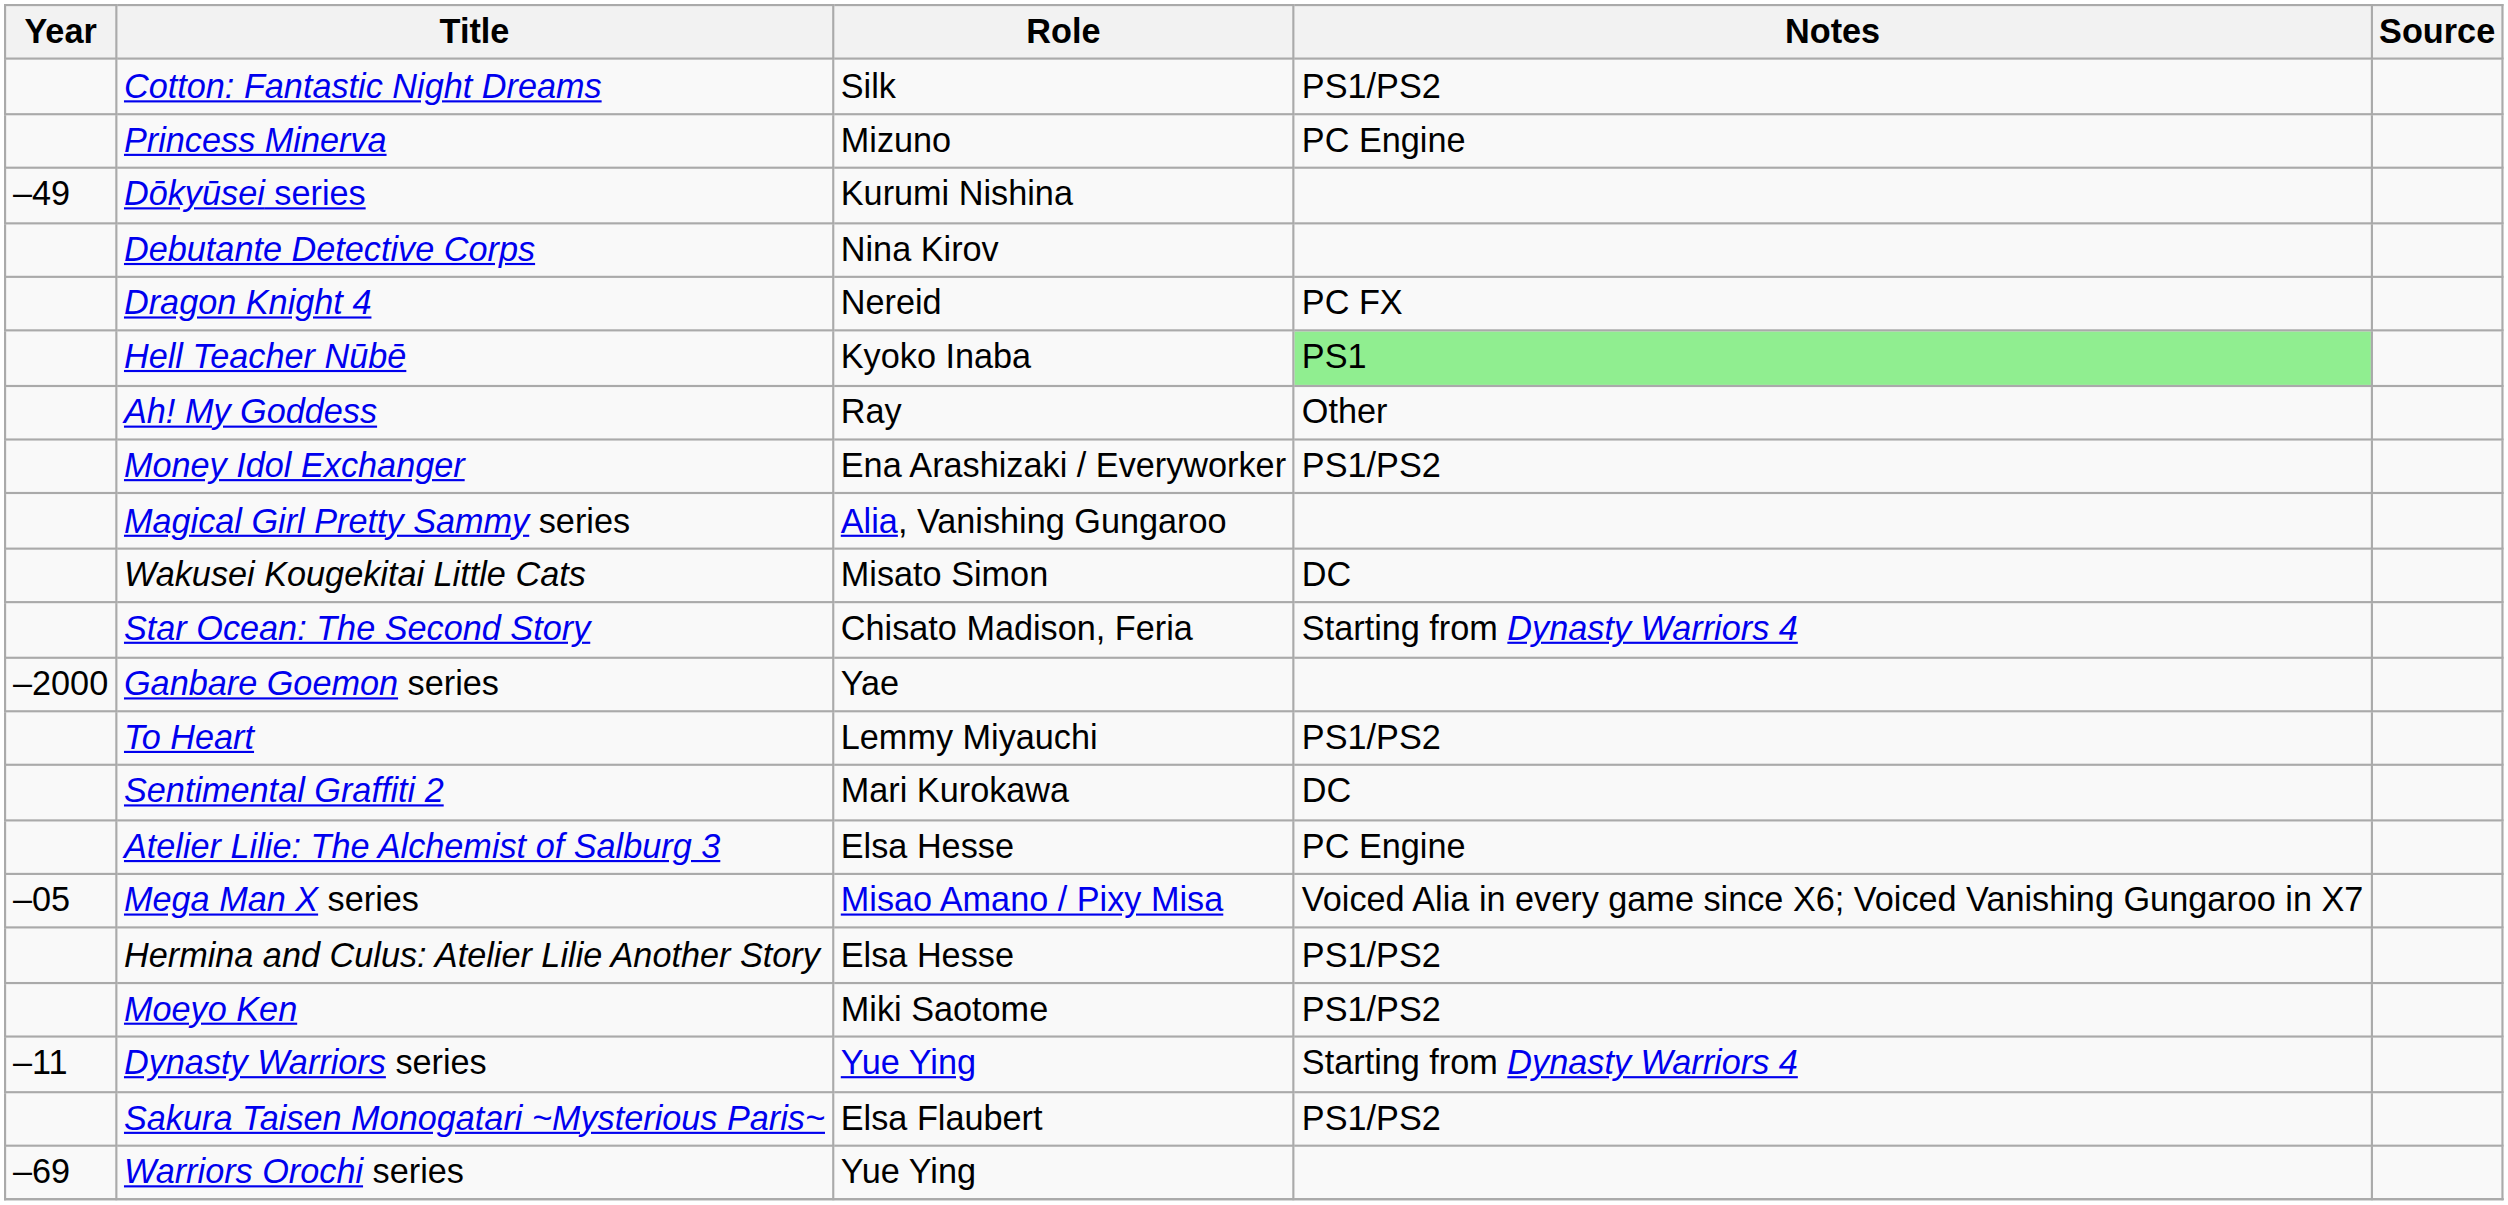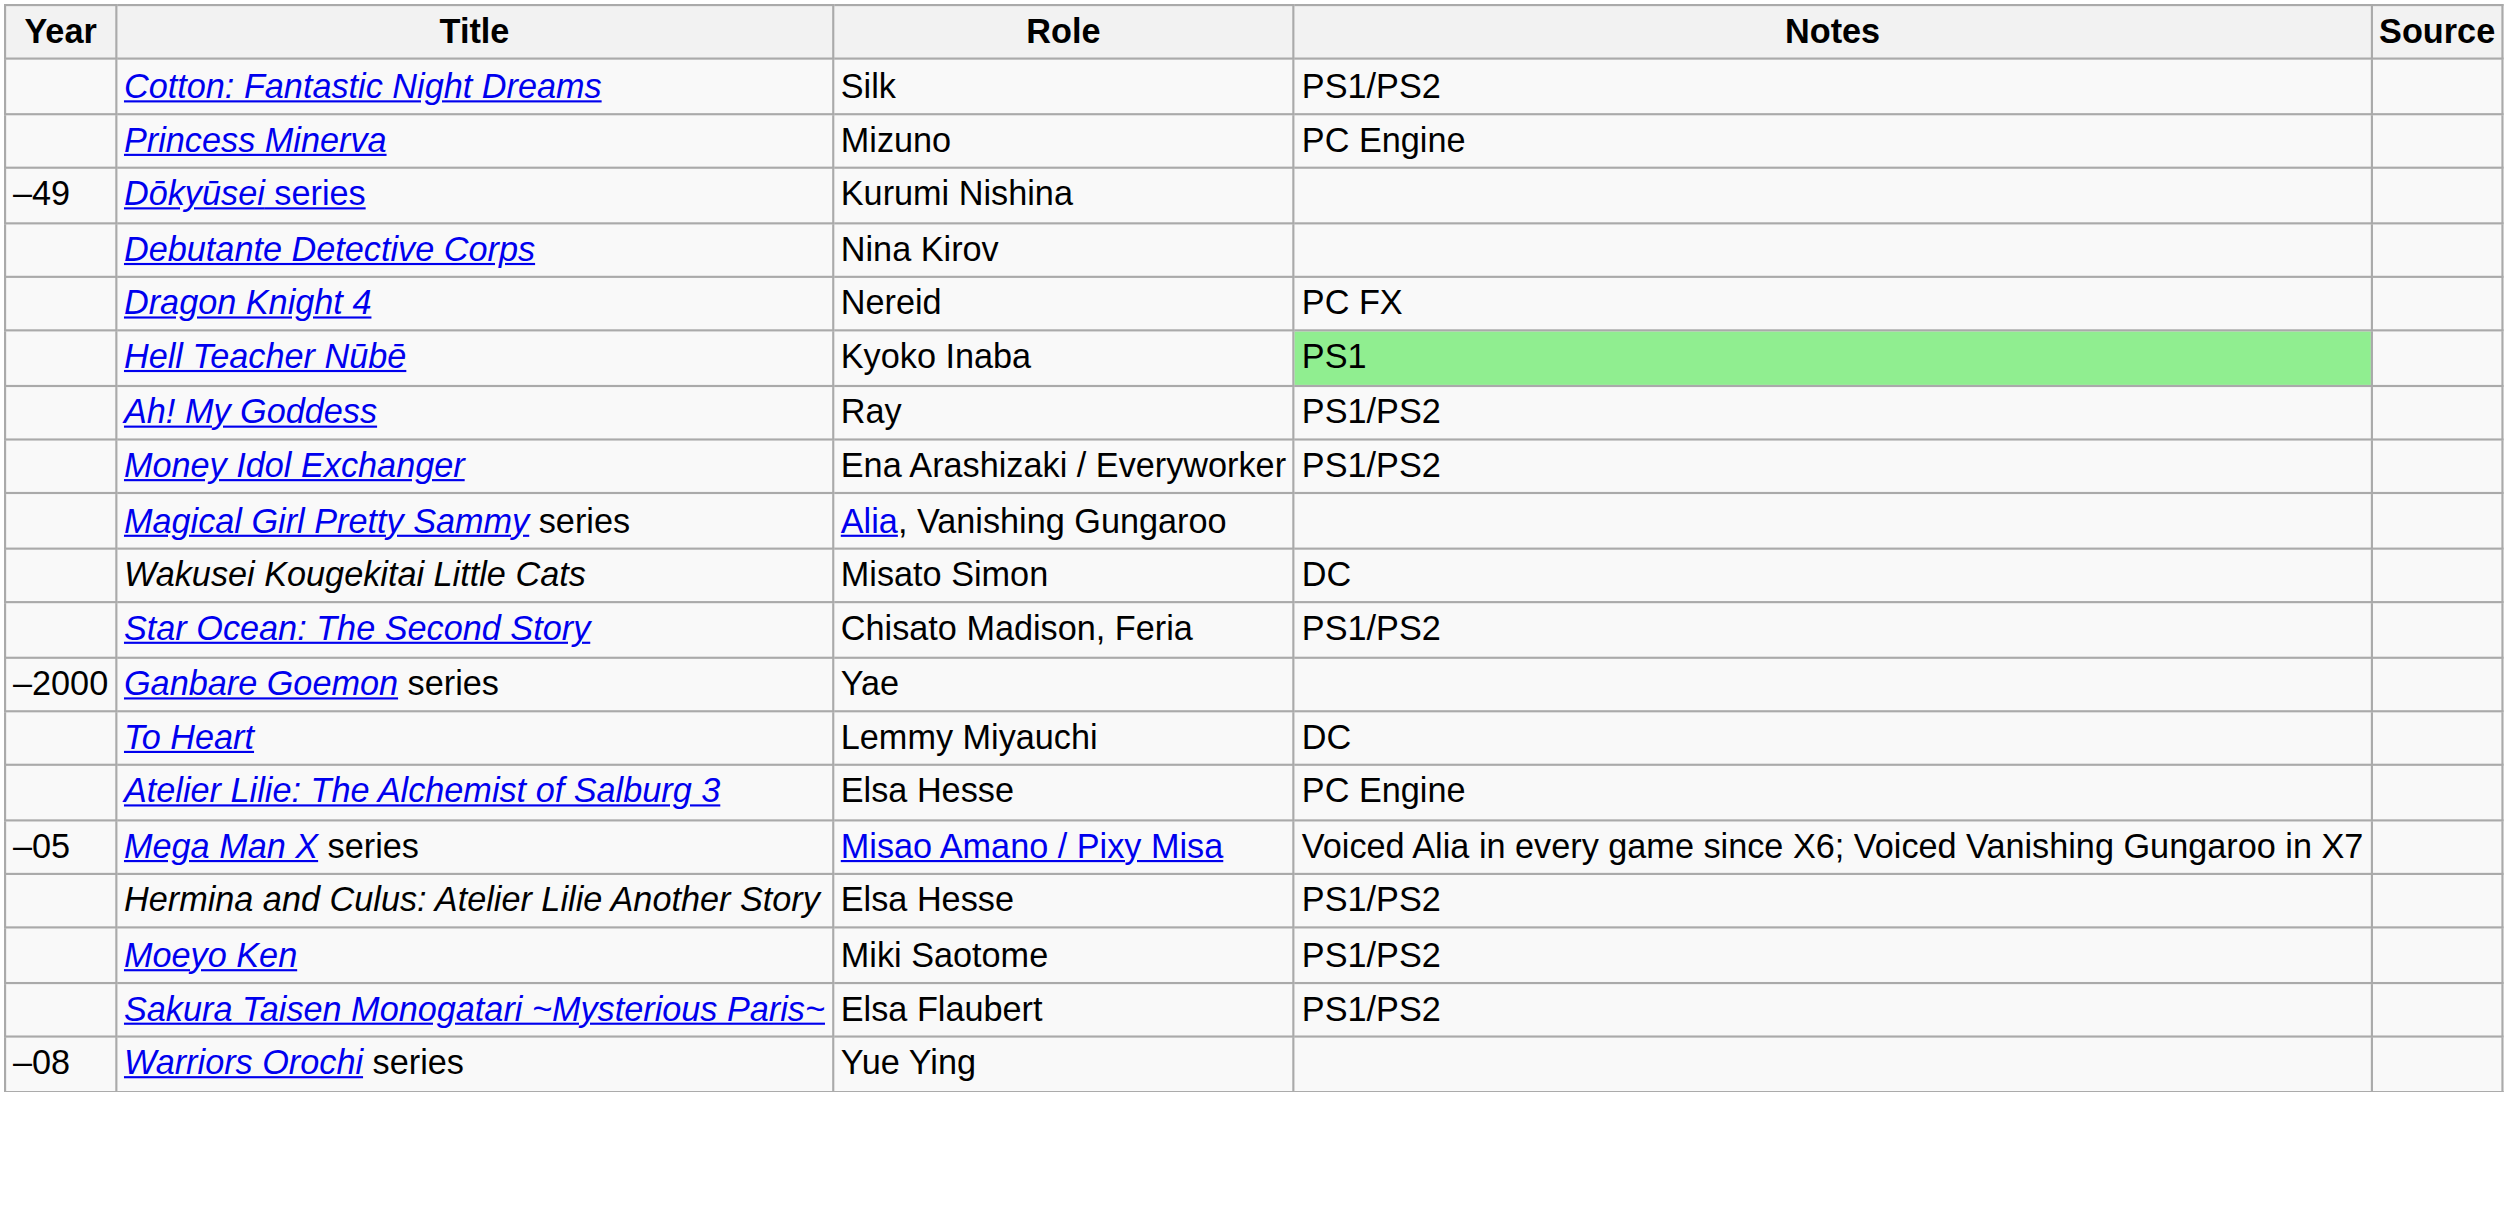(1345, 411) Other -> (1371, 411) PS1/PS2
(1550, 628) Starting from Dynasty Warriors 4 -> (1371, 628) PS1/PS2
(1371, 737) PS1/PS2 -> (1327, 737) DC
- row: (284, 791)
- row: (305, 1063)
(42, 1172) –69 -> (42, 1063) –08
